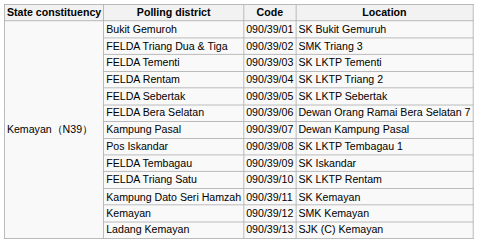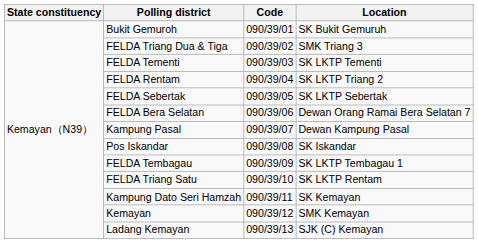(351, 146) SK LKTP Tembagau 1 -> (327, 146) SK Iskandar
(327, 163) SK Iskandar -> (351, 163) SK LKTP Tembagau 1
